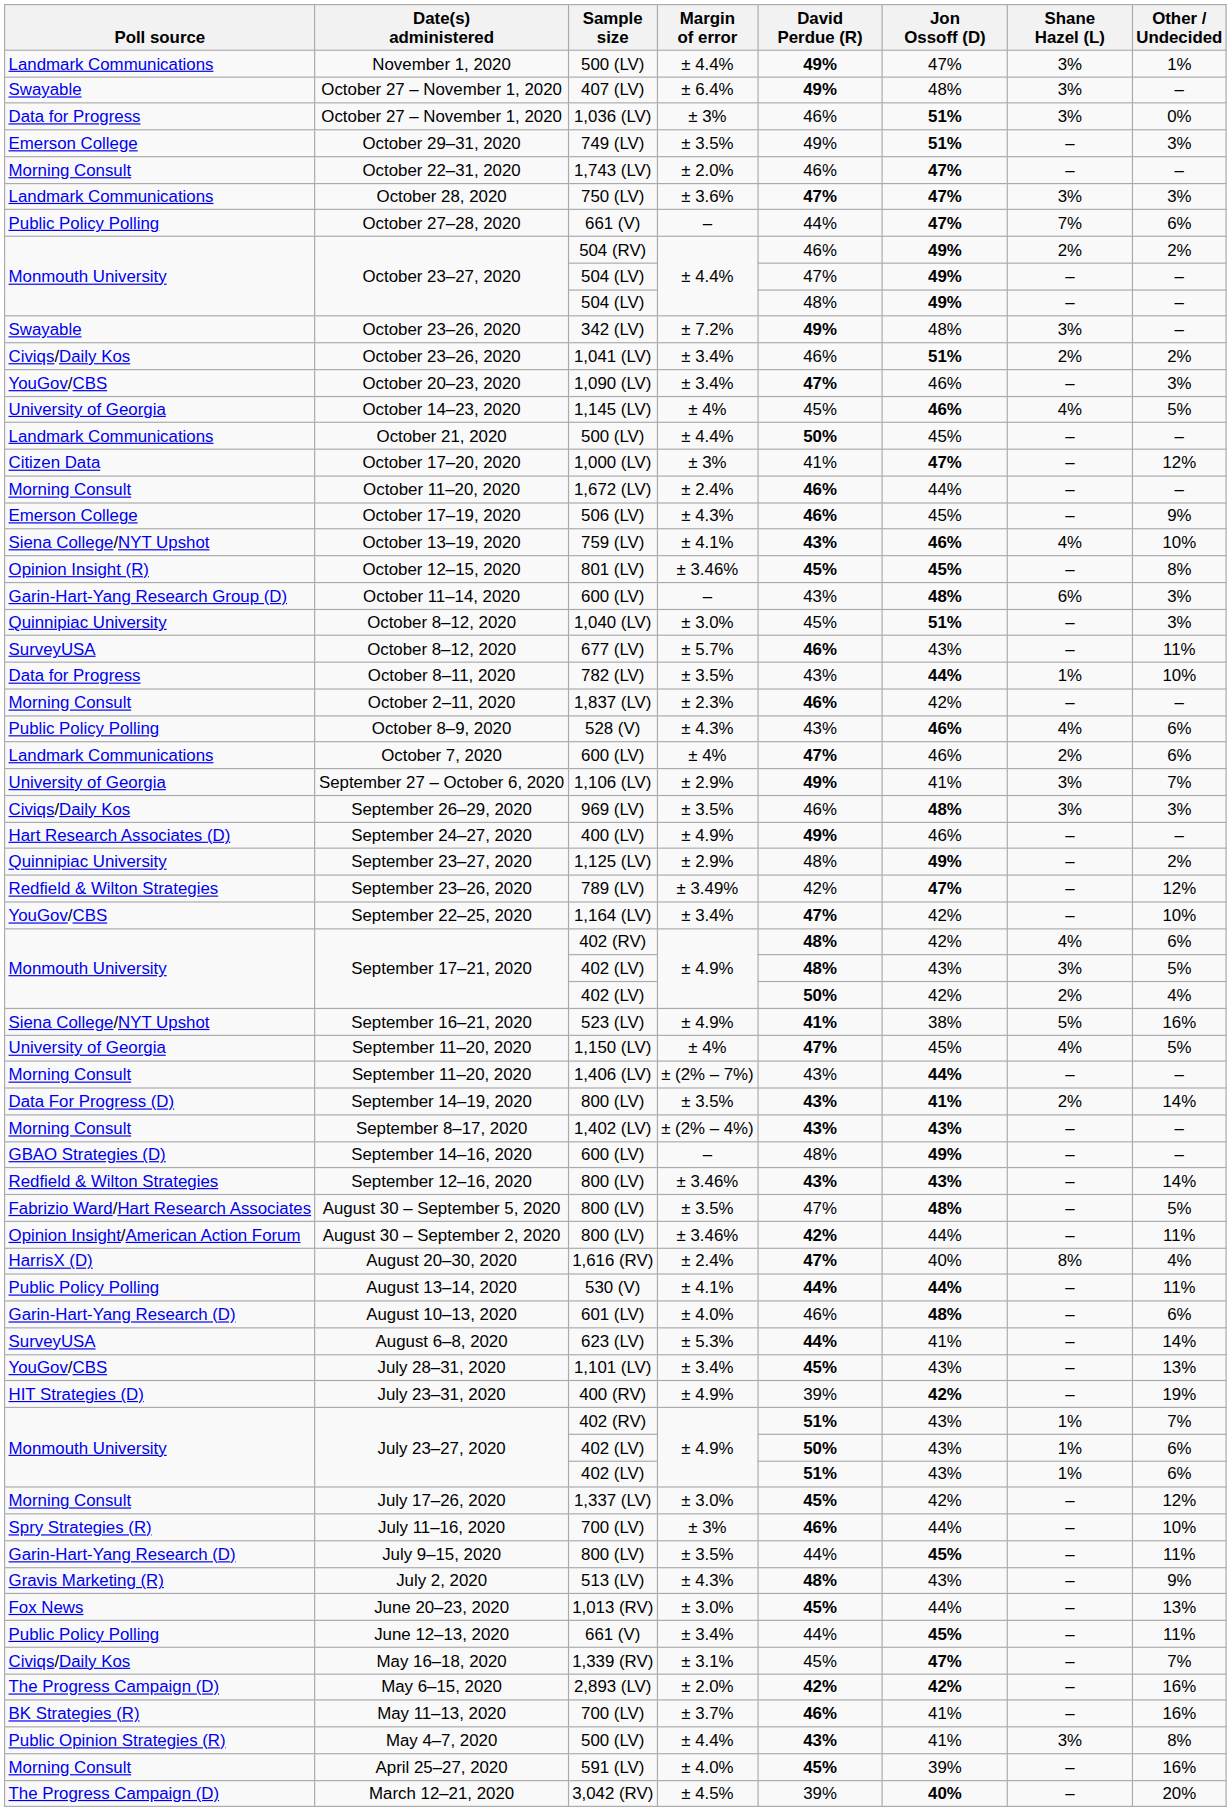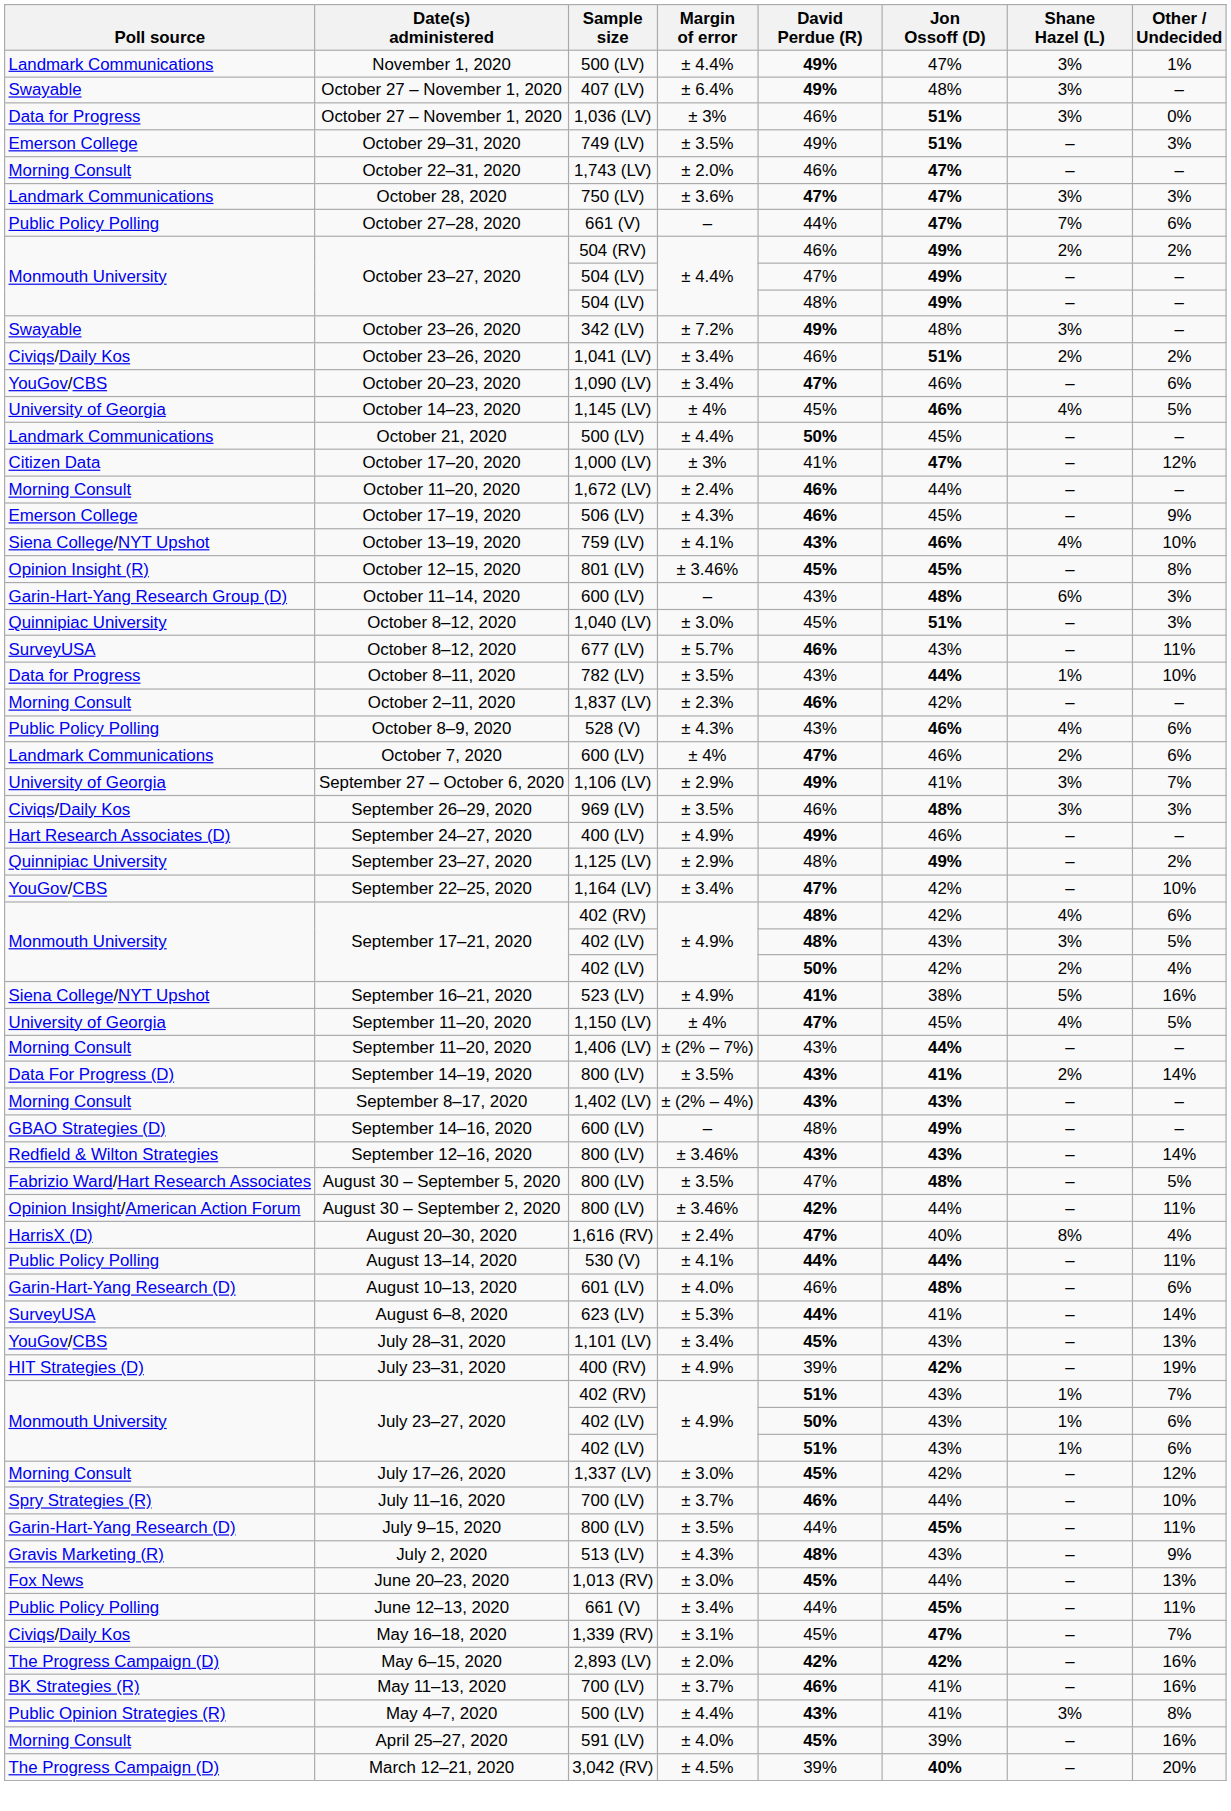(1179, 383) 3% -> (1179, 383) 6%
- row: (442, 889)
(707, 1528) ± 3% -> (707, 1501) ± 3.7%
